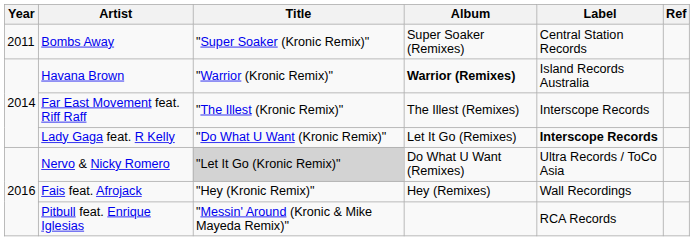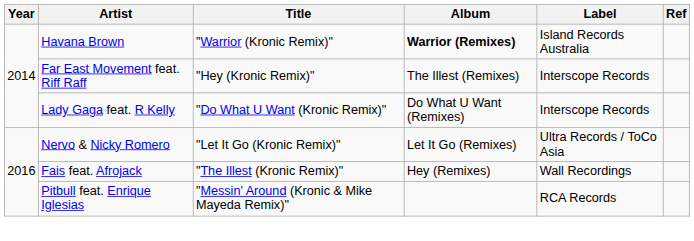- row: (78, 41)
(270, 110) "The Illest (Kronic Remix)" -> (255, 75) "Hey (Kronic Remix)"
(462, 137) Let It Go (Remixes) -> (454, 110) Do What U Want (Remixes)
(599, 137) bold -> (595, 110) normal
(268, 164) lightgrey background -> (268, 144) no background
(454, 164) Do What U Want (Remixes) -> (462, 144) Let It Go (Remixes)
(255, 191) "Hey (Kronic Remix)" -> (270, 171) "The Illest (Kronic Remix)"
